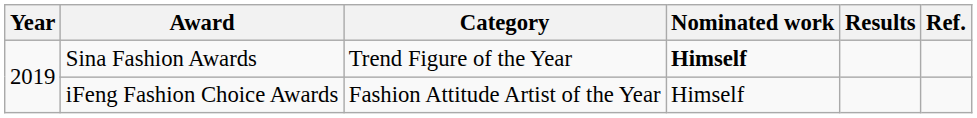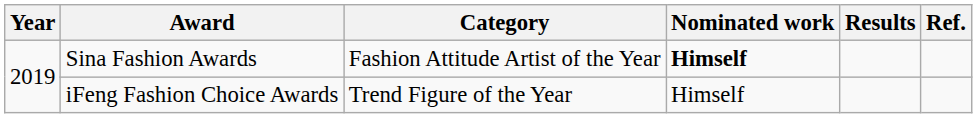(460, 58) Trend Figure of the Year -> (505, 58) Fashion Attitude Artist of the Year
(505, 94) Fashion Attitude Artist of the Year -> (460, 94) Trend Figure of the Year
